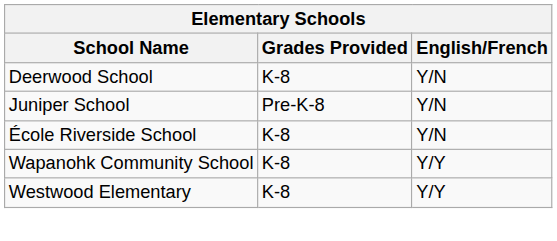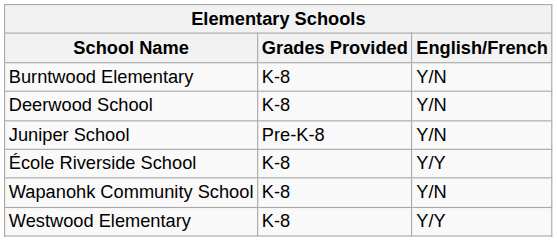+ row: (101, 76)
(431, 134) Y/N -> (431, 163) Y/Y
(431, 163) Y/Y -> (431, 192) Y/N
